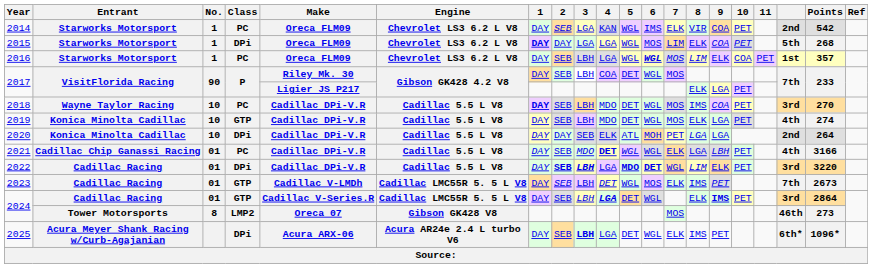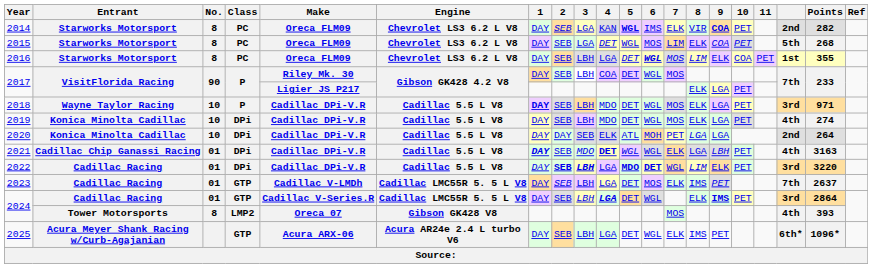(214, 28) 1 -> (214, 28) 8
(630, 28) normal -> (630, 28) bold
(720, 28) normal -> (720, 28) bold
(825, 28) 542 -> (825, 28) 282
(214, 43) 1 -> (214, 43) 8
(243, 43) DPi -> (243, 43) PC
(540, 43) bold -> (540, 43) normal
(563, 43) DAY -> (563, 43) SEB
(608, 43) LGA -> (608, 43) DET
(214, 59) 1 -> (214, 59) 8
(630, 59) WGL -> (630, 59) DET
(825, 59) 357 -> (825, 59) 355
(243, 105) PC -> (243, 105) P
(698, 105) IMS -> (698, 105) ELK
(720, 105) COA -> (720, 105) LGA
(825, 105) 270 -> (825, 105) 971
(243, 121) GTP -> (243, 121) DPi
(243, 152) PC -> (243, 152) DPi
(540, 152) normal -> (540, 152) bold
(825, 152) 3166 -> (825, 152) 3163
(608, 183) DET -> (608, 183) LGA
(630, 183) WGL -> (630, 183) DET
(825, 183) 2673 -> (825, 183) 2637
(791, 214) 46th -> (791, 214) 4th
(825, 214) 273 -> (825, 214) 393
(243, 234) DPi -> (243, 234) GTP
(585, 234) bold -> (585, 234) normal
